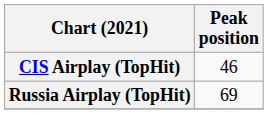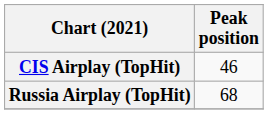(229, 94) 69 -> (229, 94) 68
